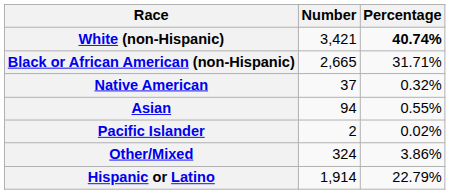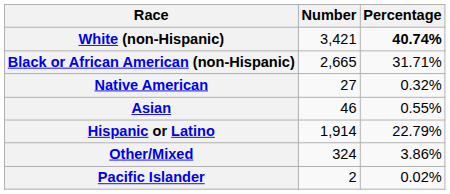(348, 85) 37 -> (348, 85) 27
(348, 108) 94 -> (348, 108) 46
rows swapped: (151, 131) <-> (151, 177)
